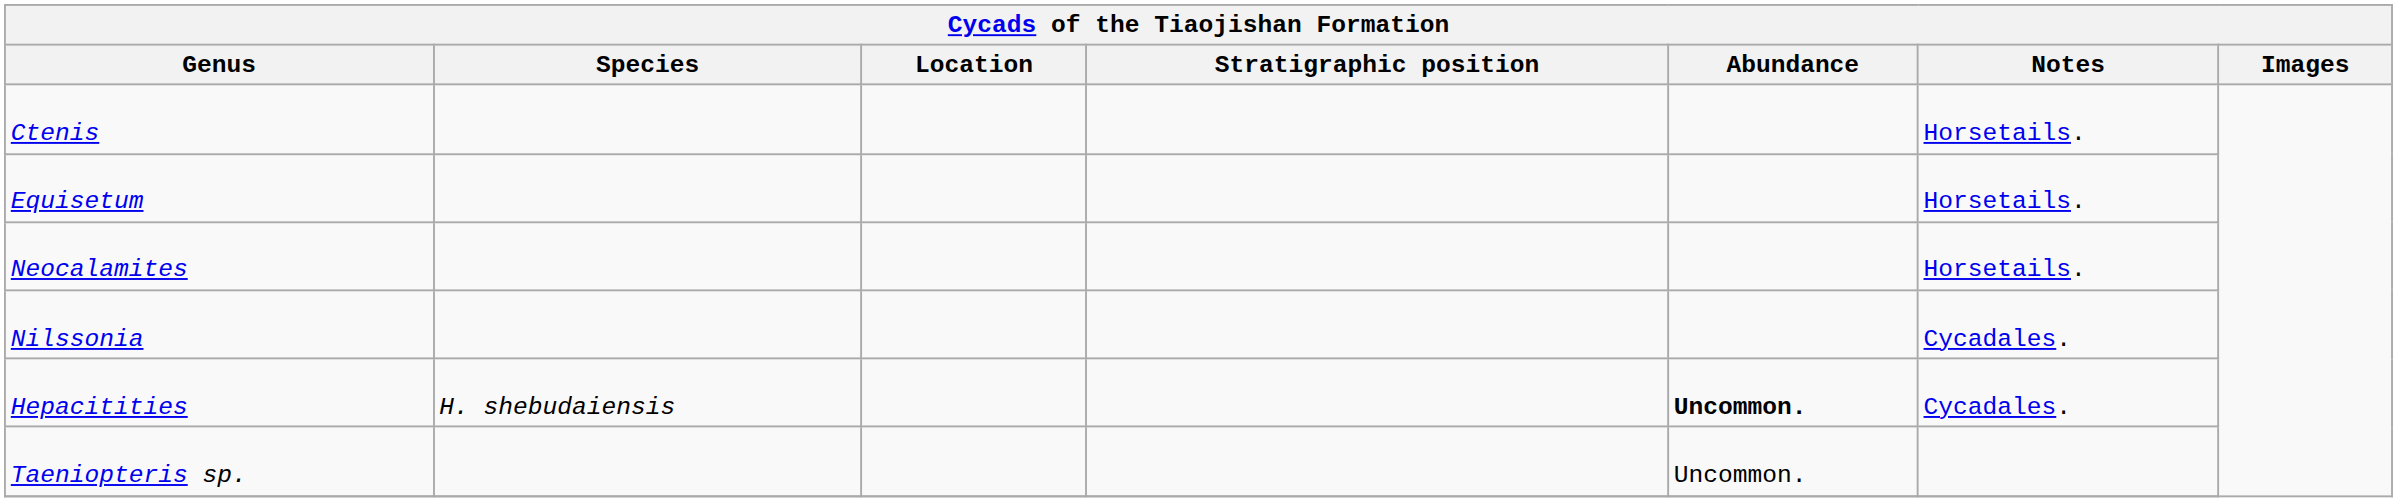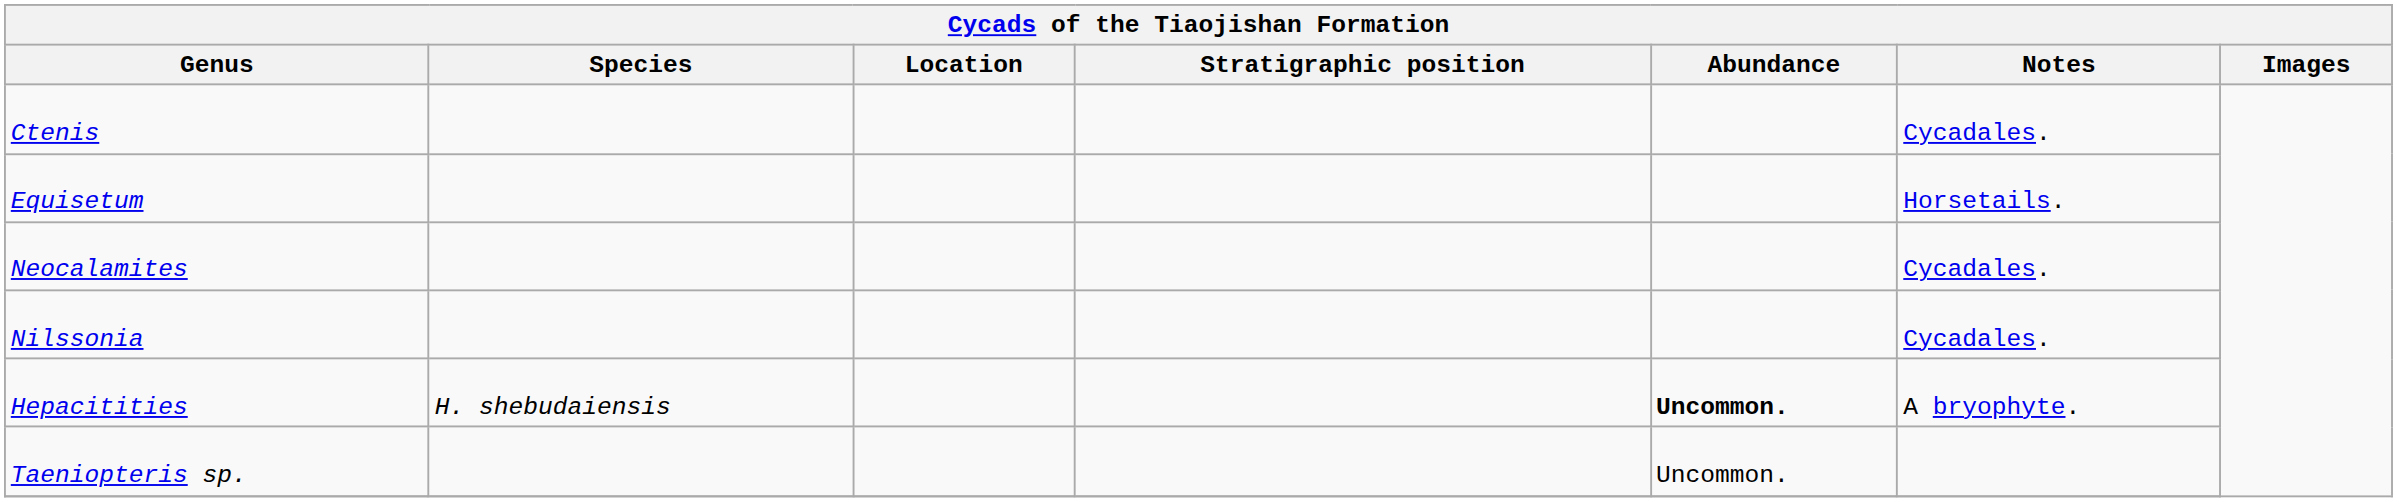(2005, 133) Horsetails. -> (1977, 133) Cycadales.
(2005, 270) Horsetails. -> (1977, 270) Cycadales.
(1997, 407) Cycadales. -> (1992, 407) A bryophyte.
